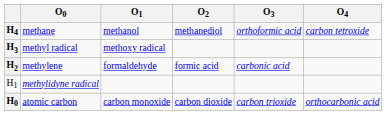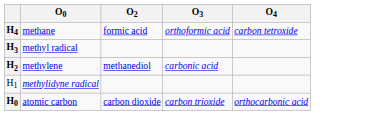- column: (137, 13)
(198, 31) methanediol -> (125, 31) formic acid
(197, 66) formic acid -> (127, 66) methanediol
